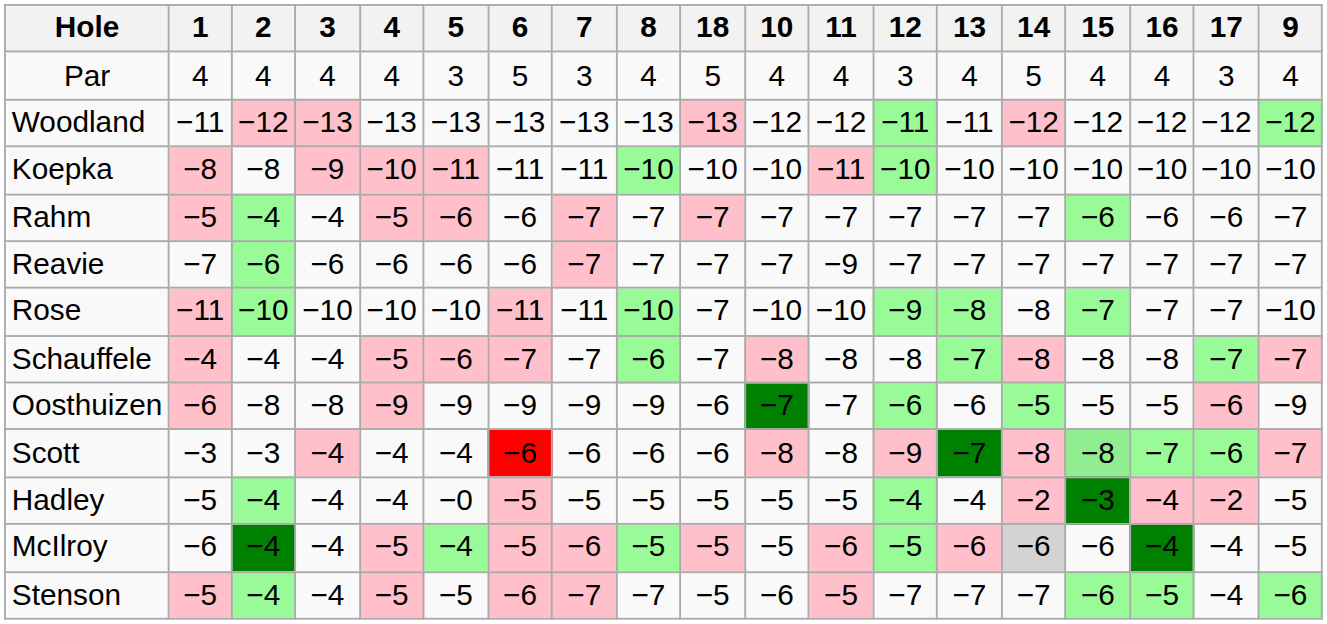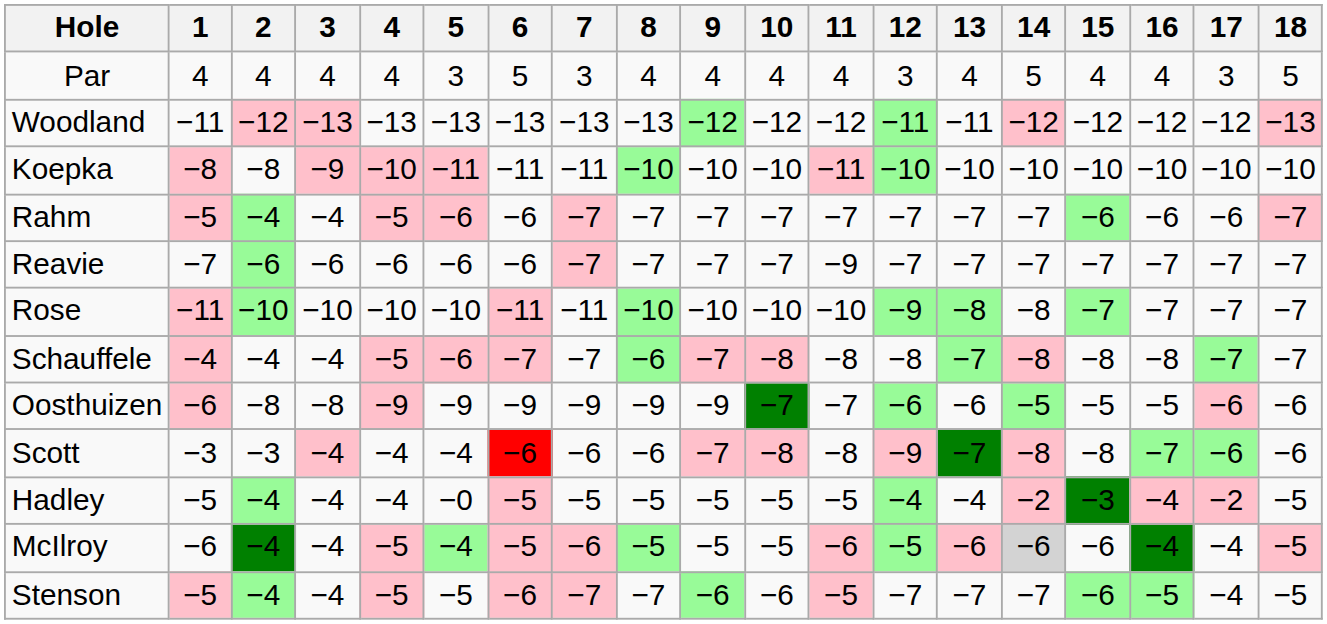columns swapped: (1290, 28) <-> (713, 28)
(1098, 452) lightgreen background -> (1098, 452) no background
